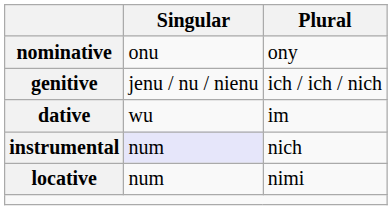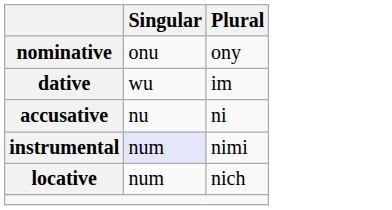- row: (64, 83)
+ row: (64, 115)
(285, 147) nich -> (229, 147) nimi
(286, 178) nimi -> (228, 178) nich
